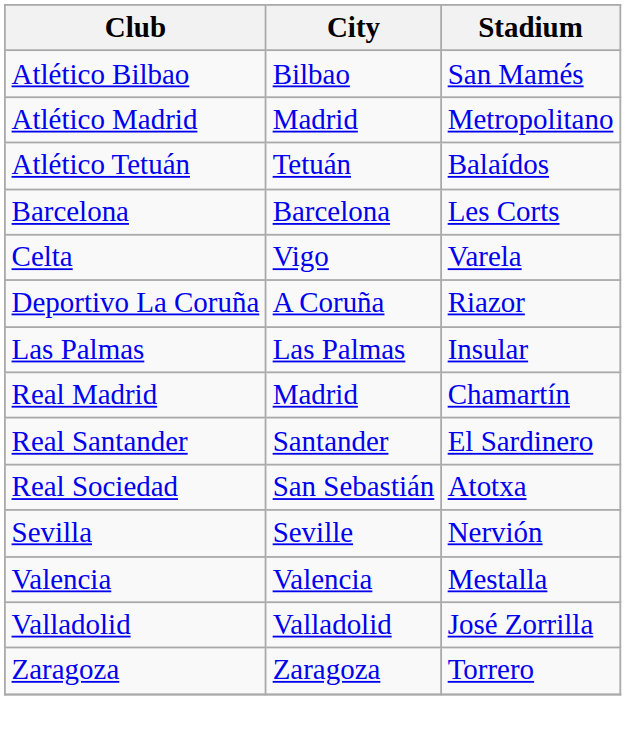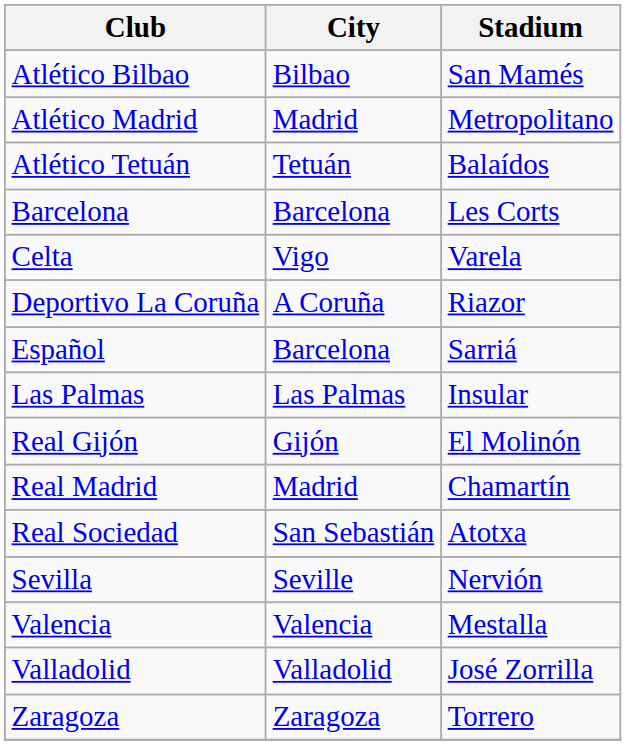+ row: (58, 348)
+ row: (75, 440)
- row: (100, 440)
